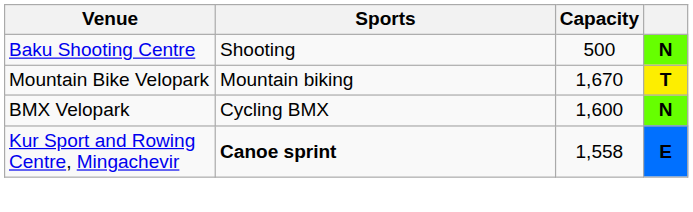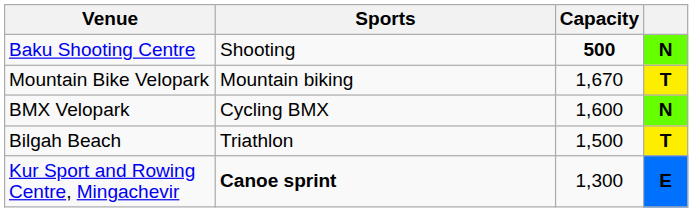(599, 49) normal -> (599, 49) bold
+ row: (65, 140)
(599, 151) 1,558 -> (599, 181) 1,300
